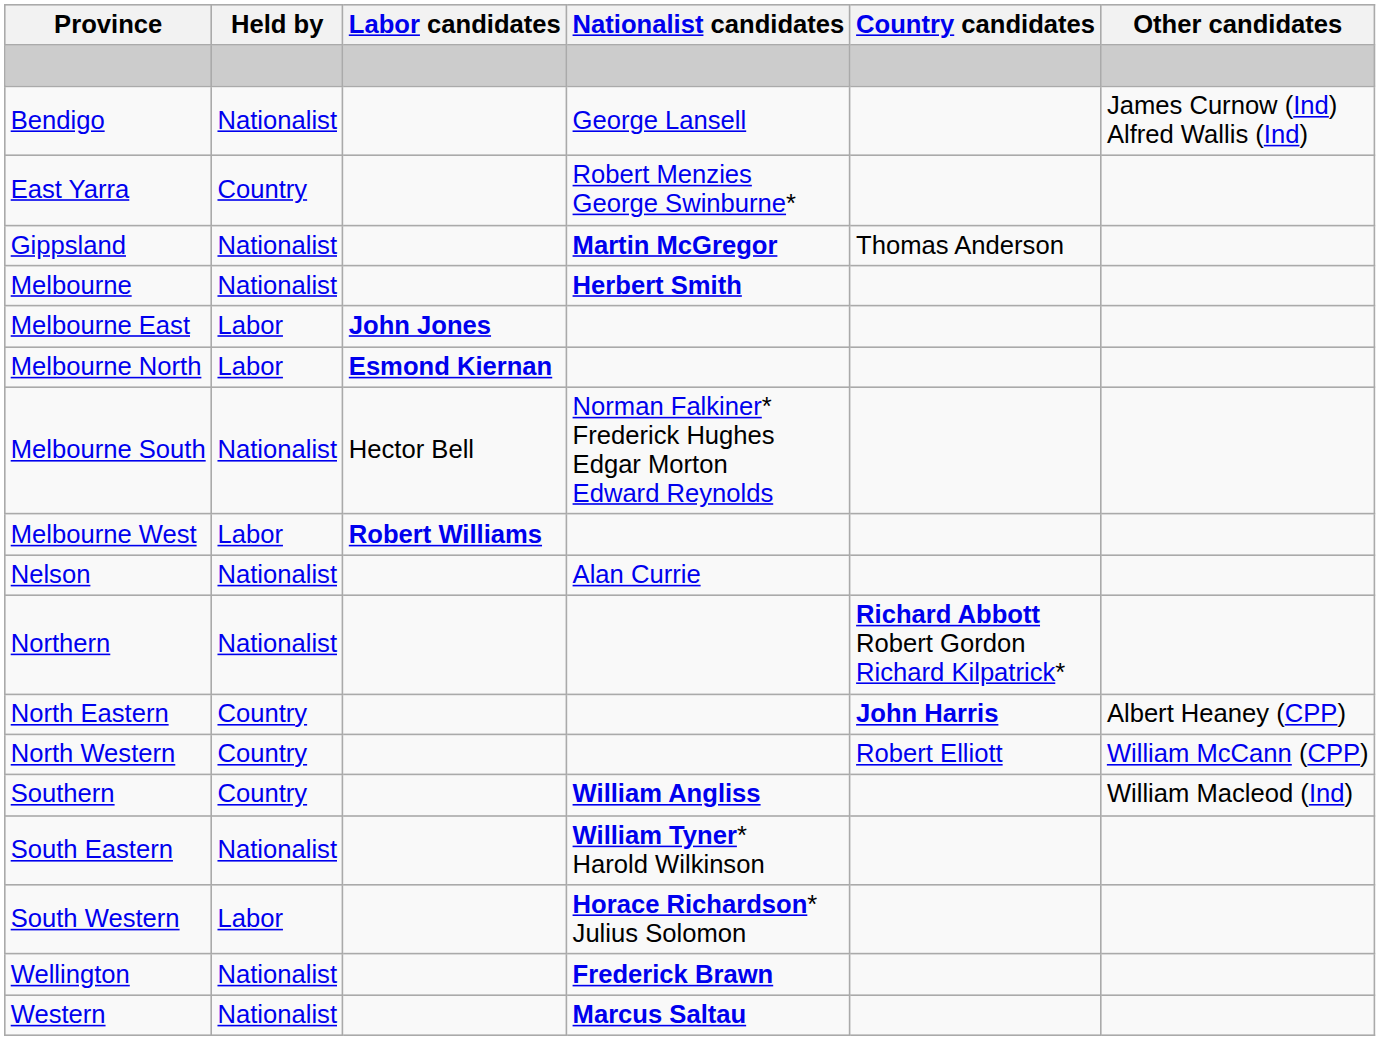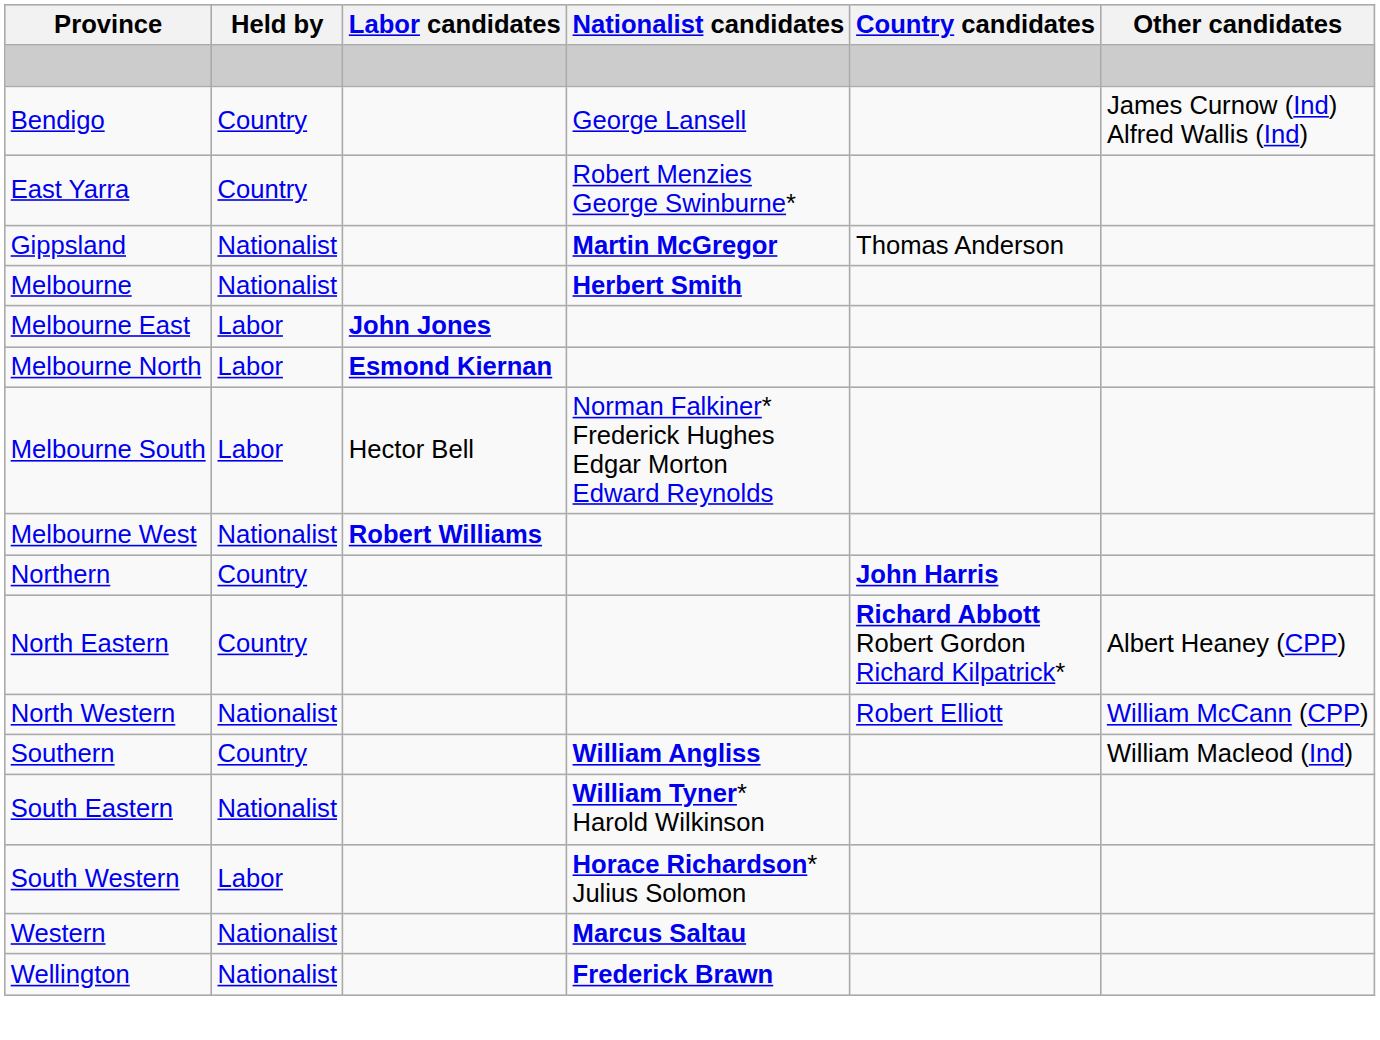(277, 120) Nationalist -> (262, 120) Country
(277, 450) Nationalist -> (250, 450) Labor
(250, 534) Labor -> (277, 534) Nationalist
- row: (51, 574)
(277, 644) Nationalist -> (262, 574) Country
(961, 644) Richard Abbott Robert Gordon Richard Kilpatrick* -> (927, 574) John Harris
(927, 713) John Harris -> (961, 644) Richard Abbott Robert Gordon Richard Kilpatrick*
(262, 754) Country -> (277, 713) Nationalist
rows swapped: (70, 974) <-> (58, 1014)
